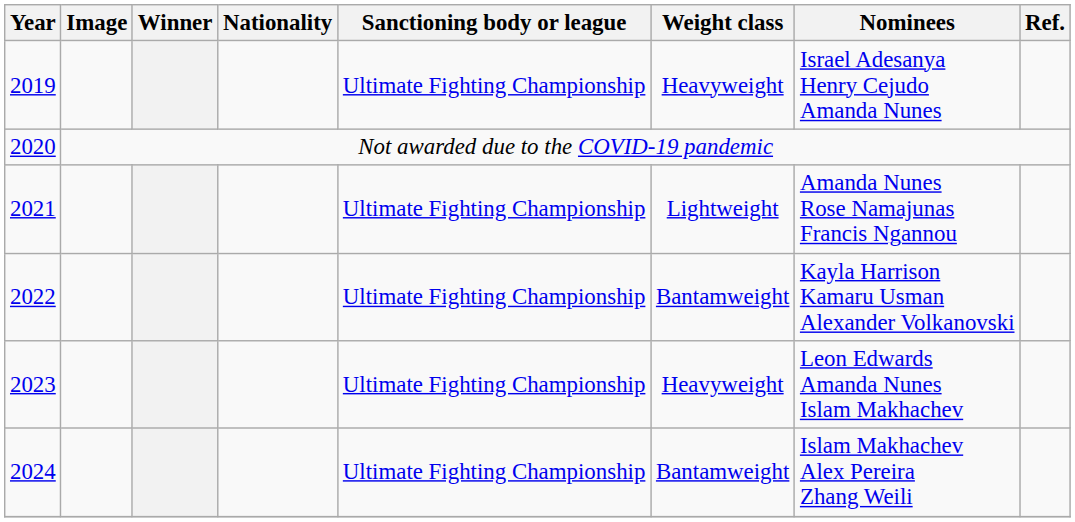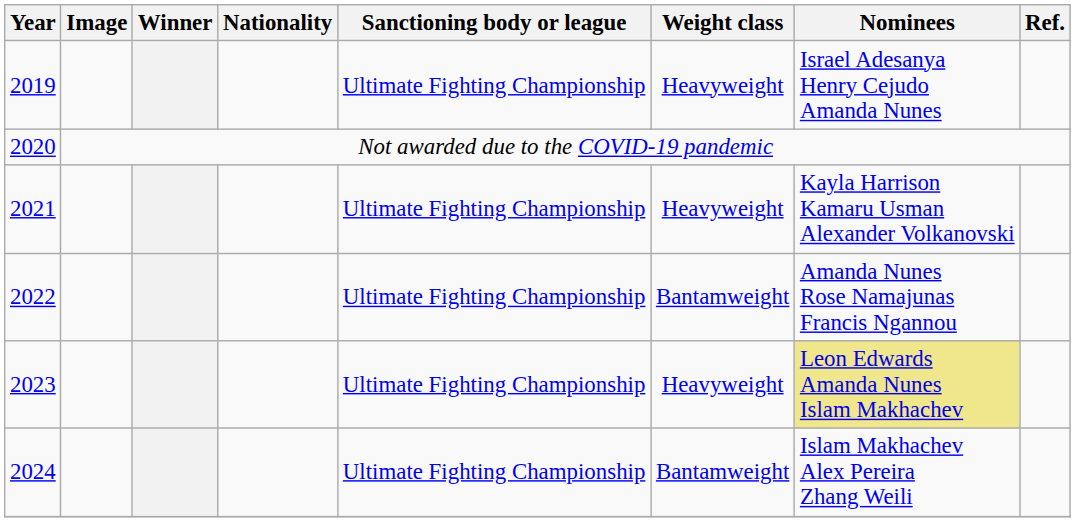(723, 208) Lightweight -> (723, 208) Heavyweight
(878, 208) Amanda Nunes Rose Namajunas Francis Ngannou -> (907, 208) Kayla Harrison Kamaru Usman Alexander Volkanovski
(907, 296) Kayla Harrison Kamaru Usman Alexander Volkanovski -> (878, 296) Amanda Nunes Rose Namajunas Francis Ngannou
(882, 384) no background -> (882, 384) khaki background
